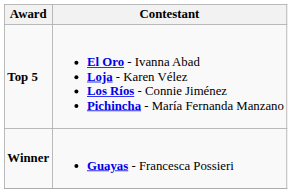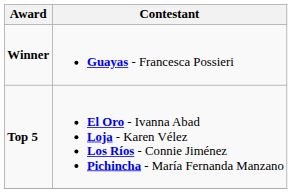rows swapped: (28, 158) <-> (23, 76)
